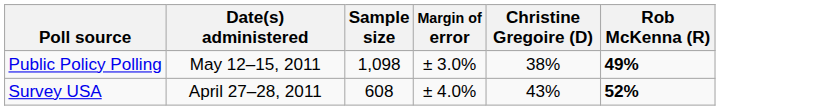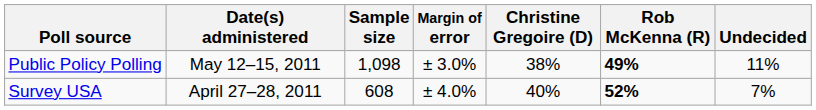+ column: (763, 37)
(543, 91) 43% -> (543, 91) 40%
